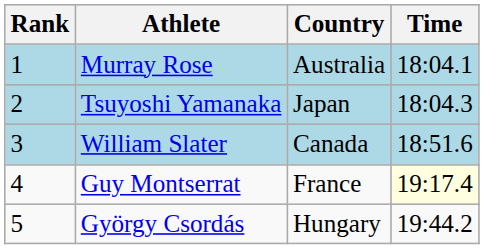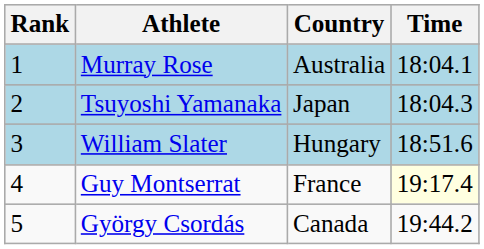(331, 143) Canada -> (337, 143) Hungary
(337, 223) Hungary -> (331, 223) Canada
